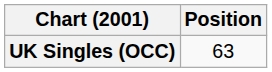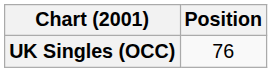(223, 51) 63 -> (223, 51) 76
